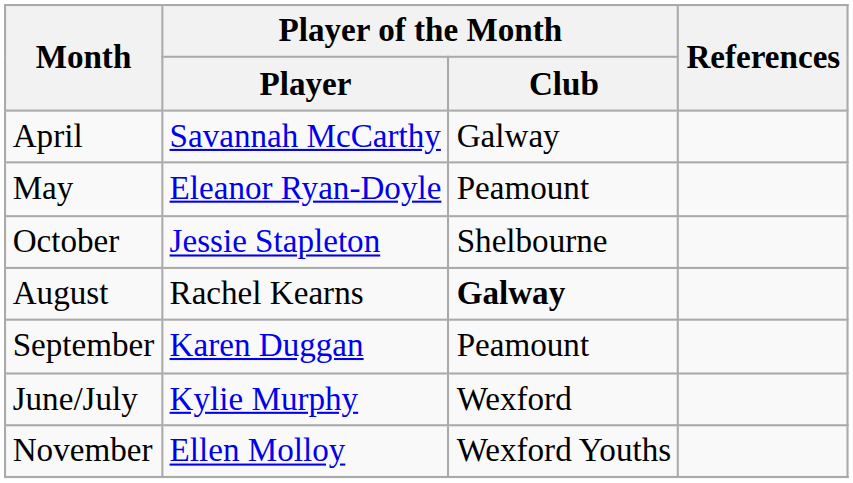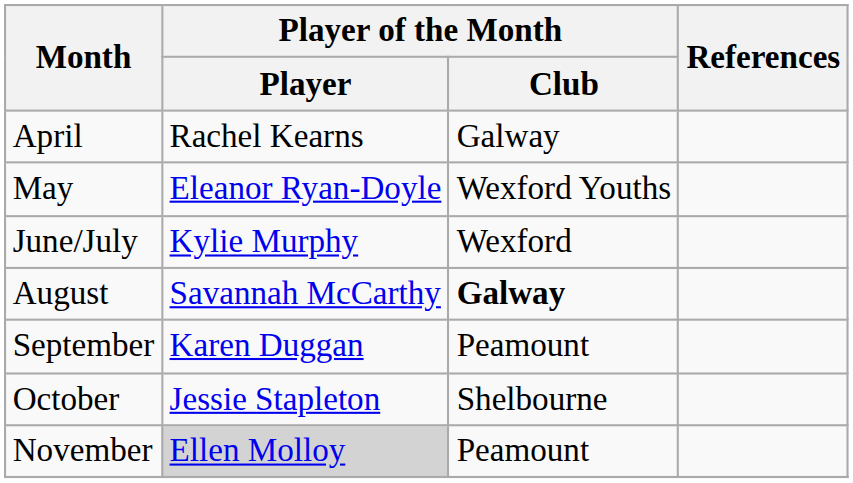(305, 135) Savannah McCarthy -> (267, 135) Rachel Kearns
(523, 188) Peamount -> (564, 188) Wexford Youths
rows swapped: (75, 398) <-> (66, 240)
(267, 293) Rachel Kearns -> (305, 293) Savannah McCarthy
(257, 450) no background -> (257, 450) lightgrey background
(564, 450) Wexford Youths -> (523, 450) Peamount
